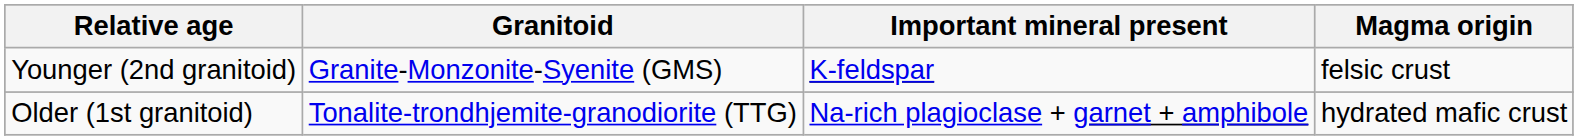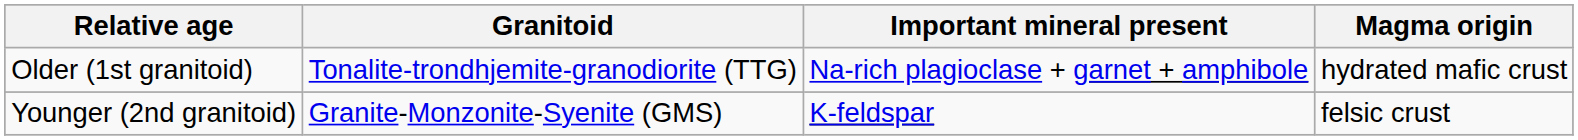rows swapped: (132, 112) <-> (154, 69)
